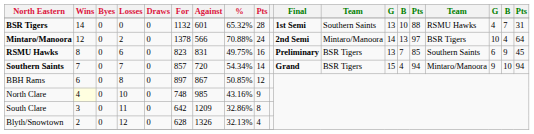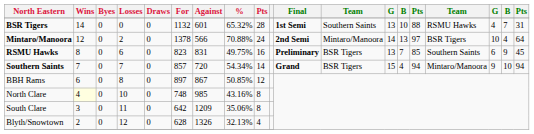(259, 94) 9 -> (259, 94) 8
(239, 108) 32.86% -> (239, 108) 35.06%
